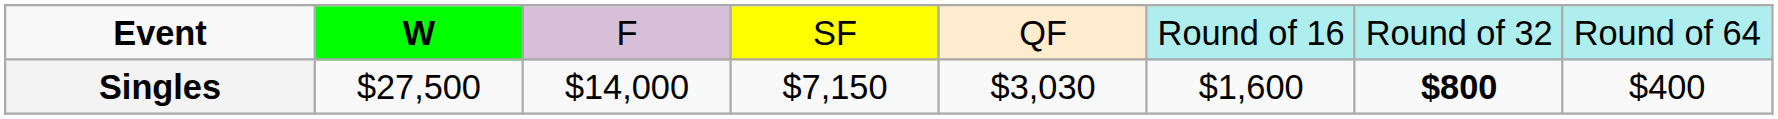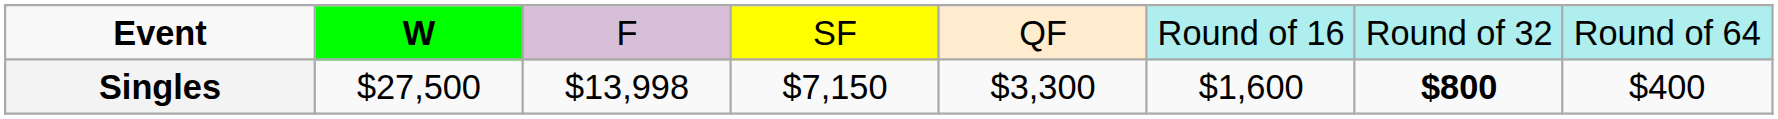(627, 87) $14,000 -> (627, 87) $13,998
(1043, 87) $3,030 -> (1043, 87) $3,300
